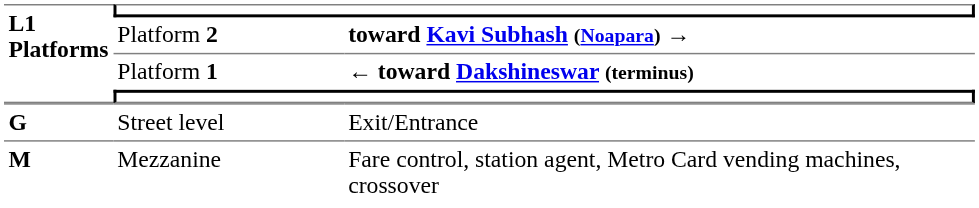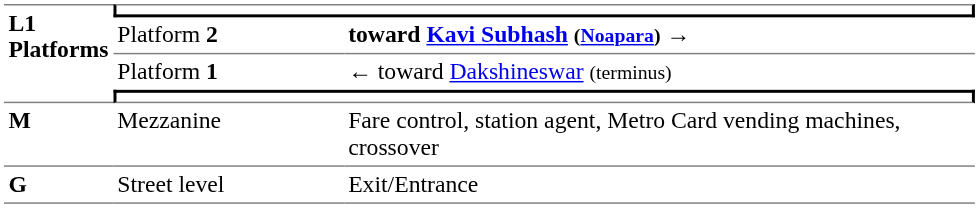(521, 71) bold -> (510, 71) normal
rows swapped: (169, 159) <-> (171, 122)
